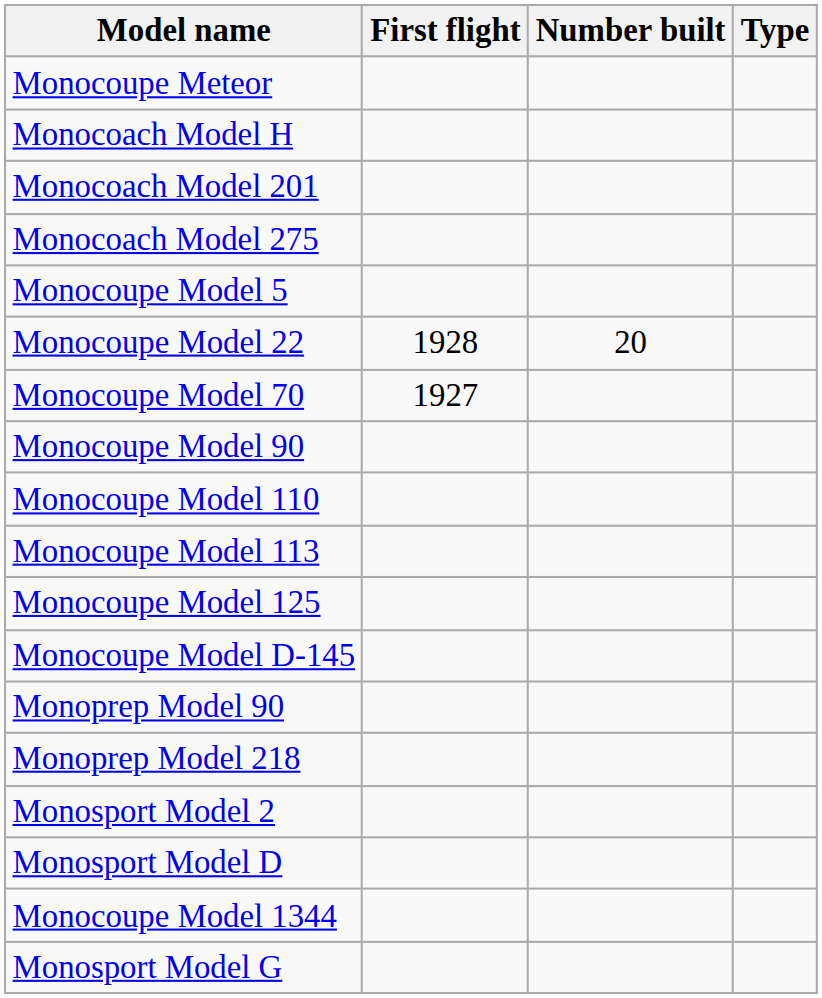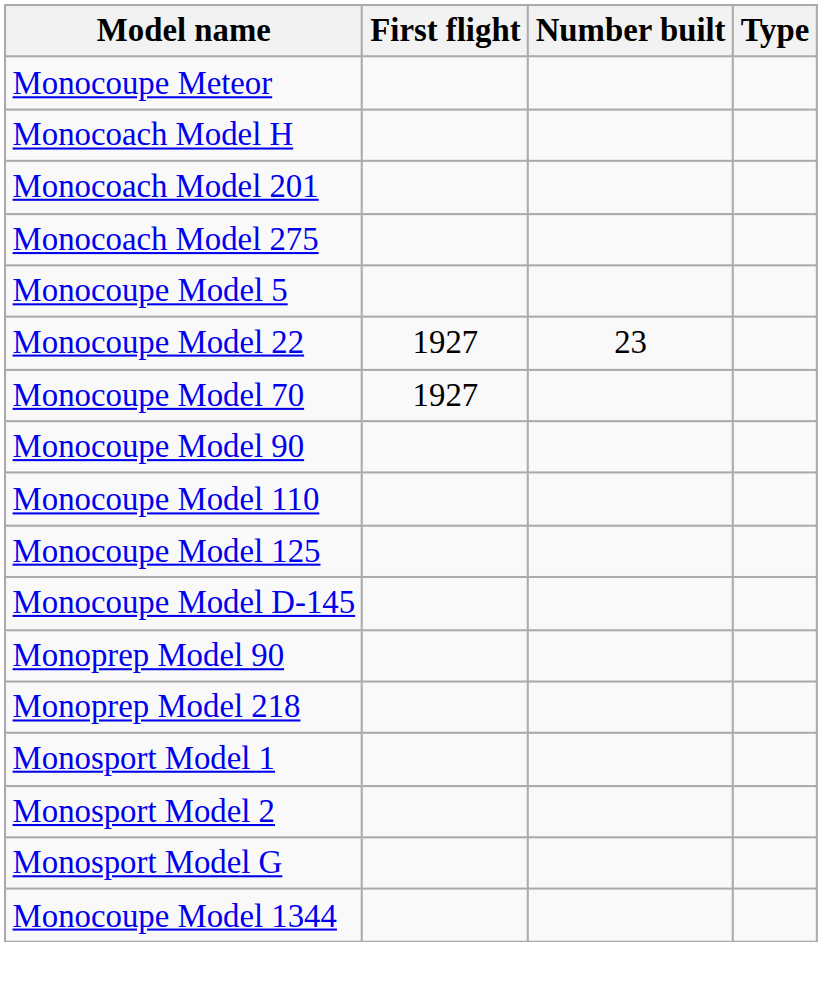(445, 342) 1928 -> (445, 342) 1927
(631, 342) 20 -> (631, 342) 23
- row: (166, 550)
+ row: (144, 758)
- row: (147, 862)
rows swapped: (147, 966) <-> (175, 914)
